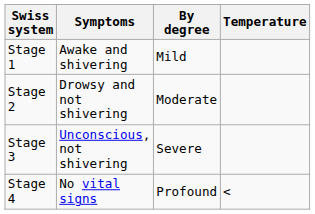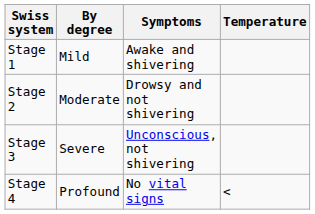columns swapped: (105, 22) <-> (187, 22)
